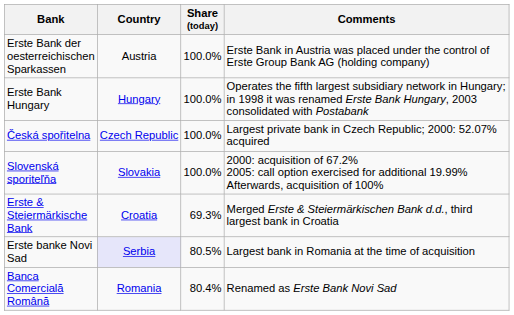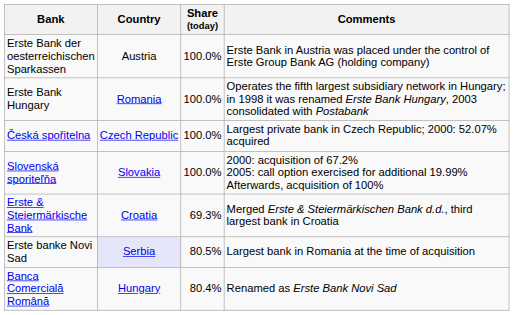(139, 99) Hungary -> (139, 99) Romania
(139, 288) Romania -> (139, 288) Hungary
